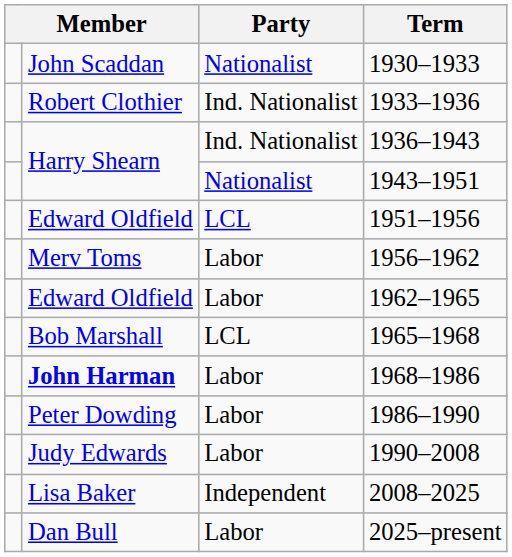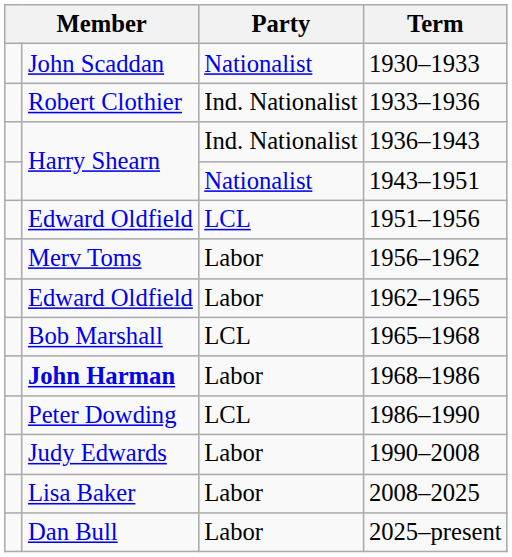(234, 414) Labor -> (227, 414) LCL
(265, 492) Independent -> (234, 492) Labor
